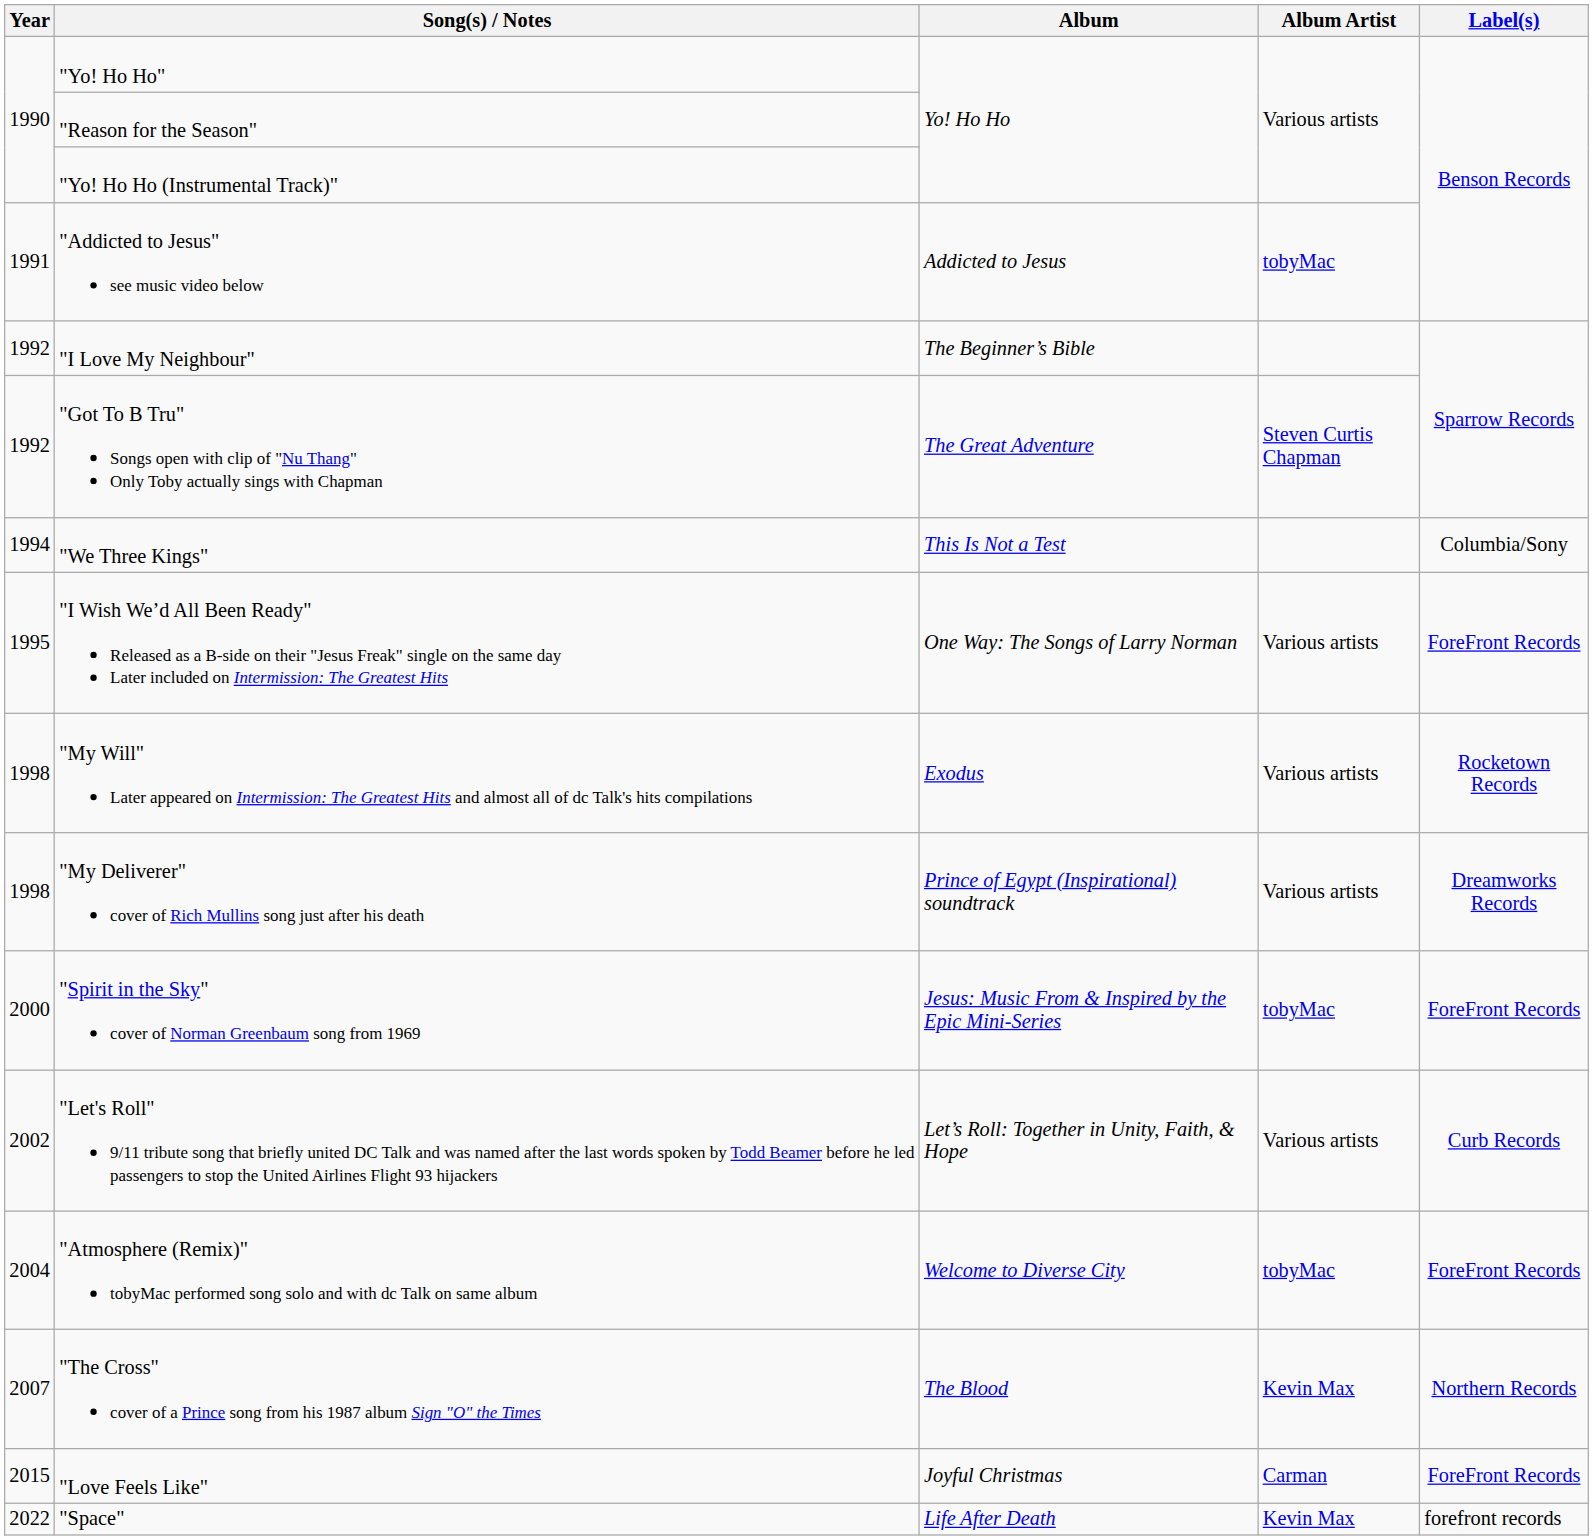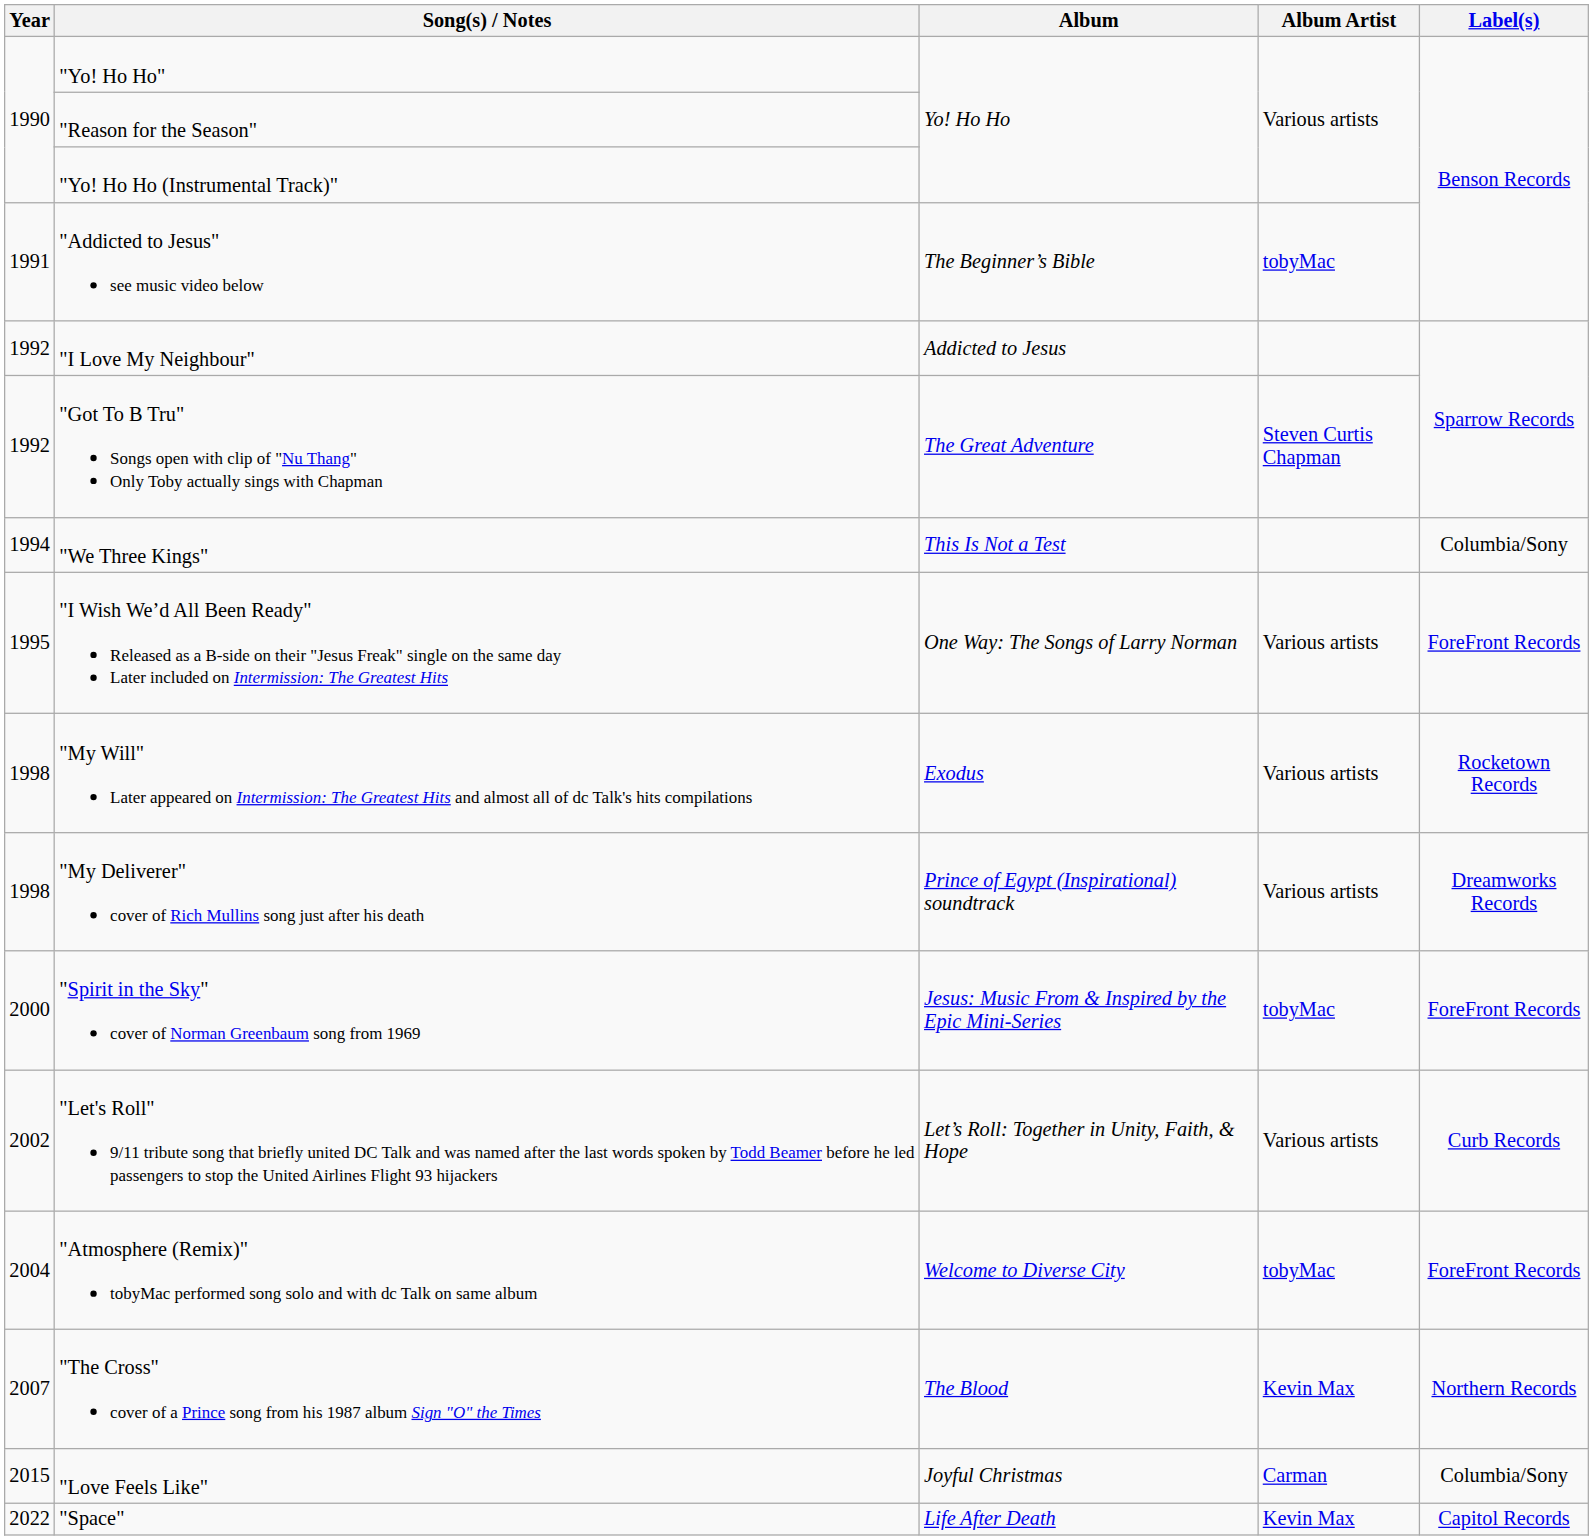(995, 261) Addicted to Jesus -> (1009, 261) The Beginner’s Bible
(1009, 348) The Beginner’s Bible -> (995, 348) Addicted to Jesus
(1504, 1475) ForeFront Records -> (1504, 1475) Columbia/Sony
(1493, 1519) forefront records -> (1504, 1519) Capitol Records
